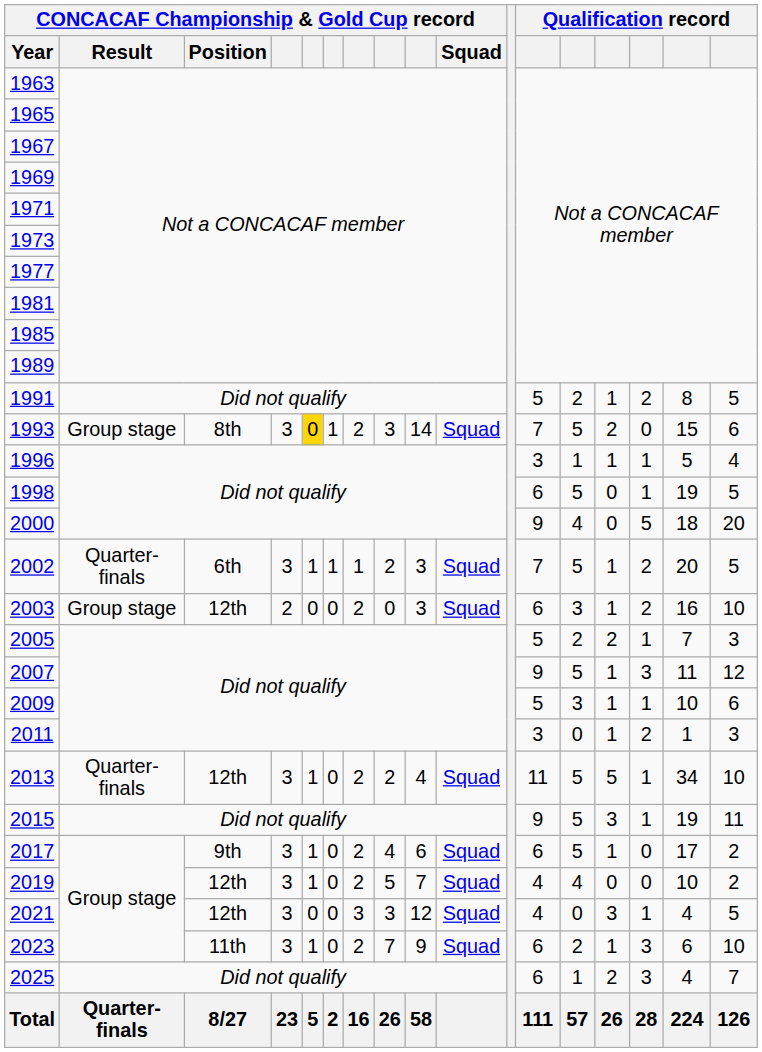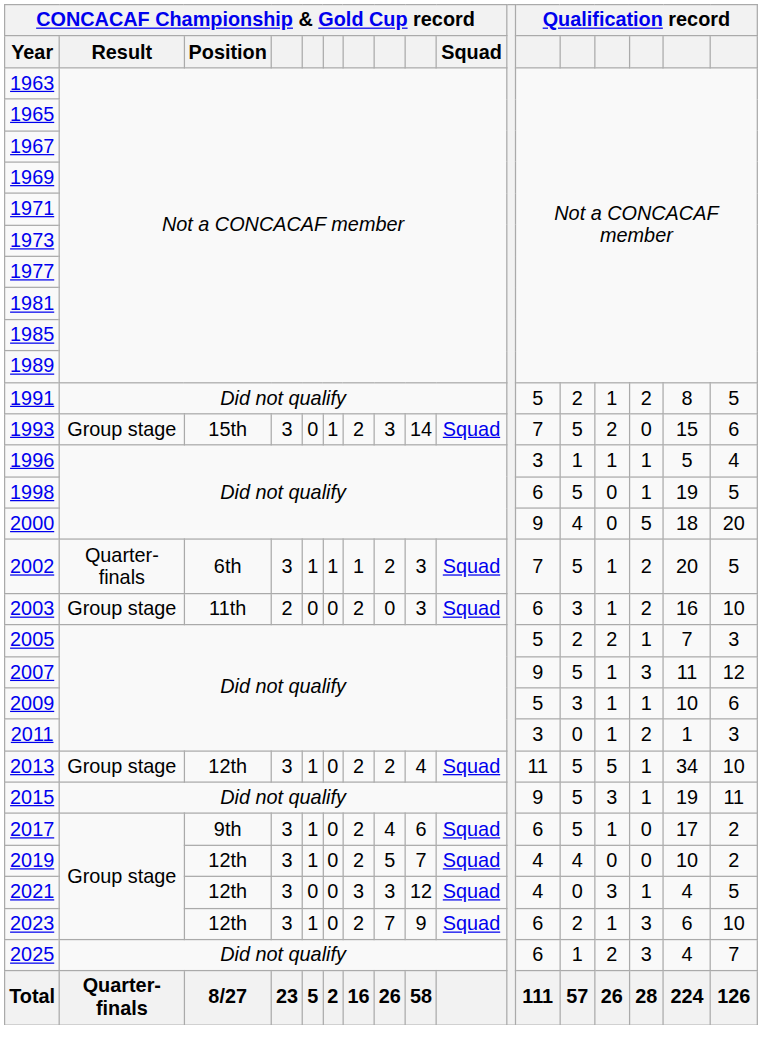(228, 429) 8th -> (228, 429) 15th
(313, 429) gold background -> (313, 429) no background
(228, 608) 12th -> (228, 608) 11th
(122, 777) Quarter-finals -> (122, 766) Group stage
(228, 945) 11th -> (228, 923) 12th
